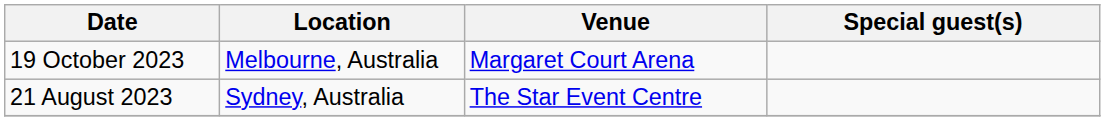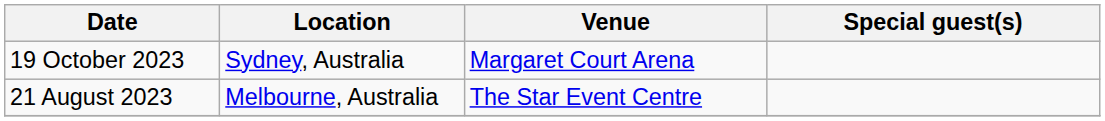(332, 60) Melbourne, Australia -> (315, 60) Sydney, Australia
(315, 97) Sydney, Australia -> (332, 97) Melbourne, Australia
